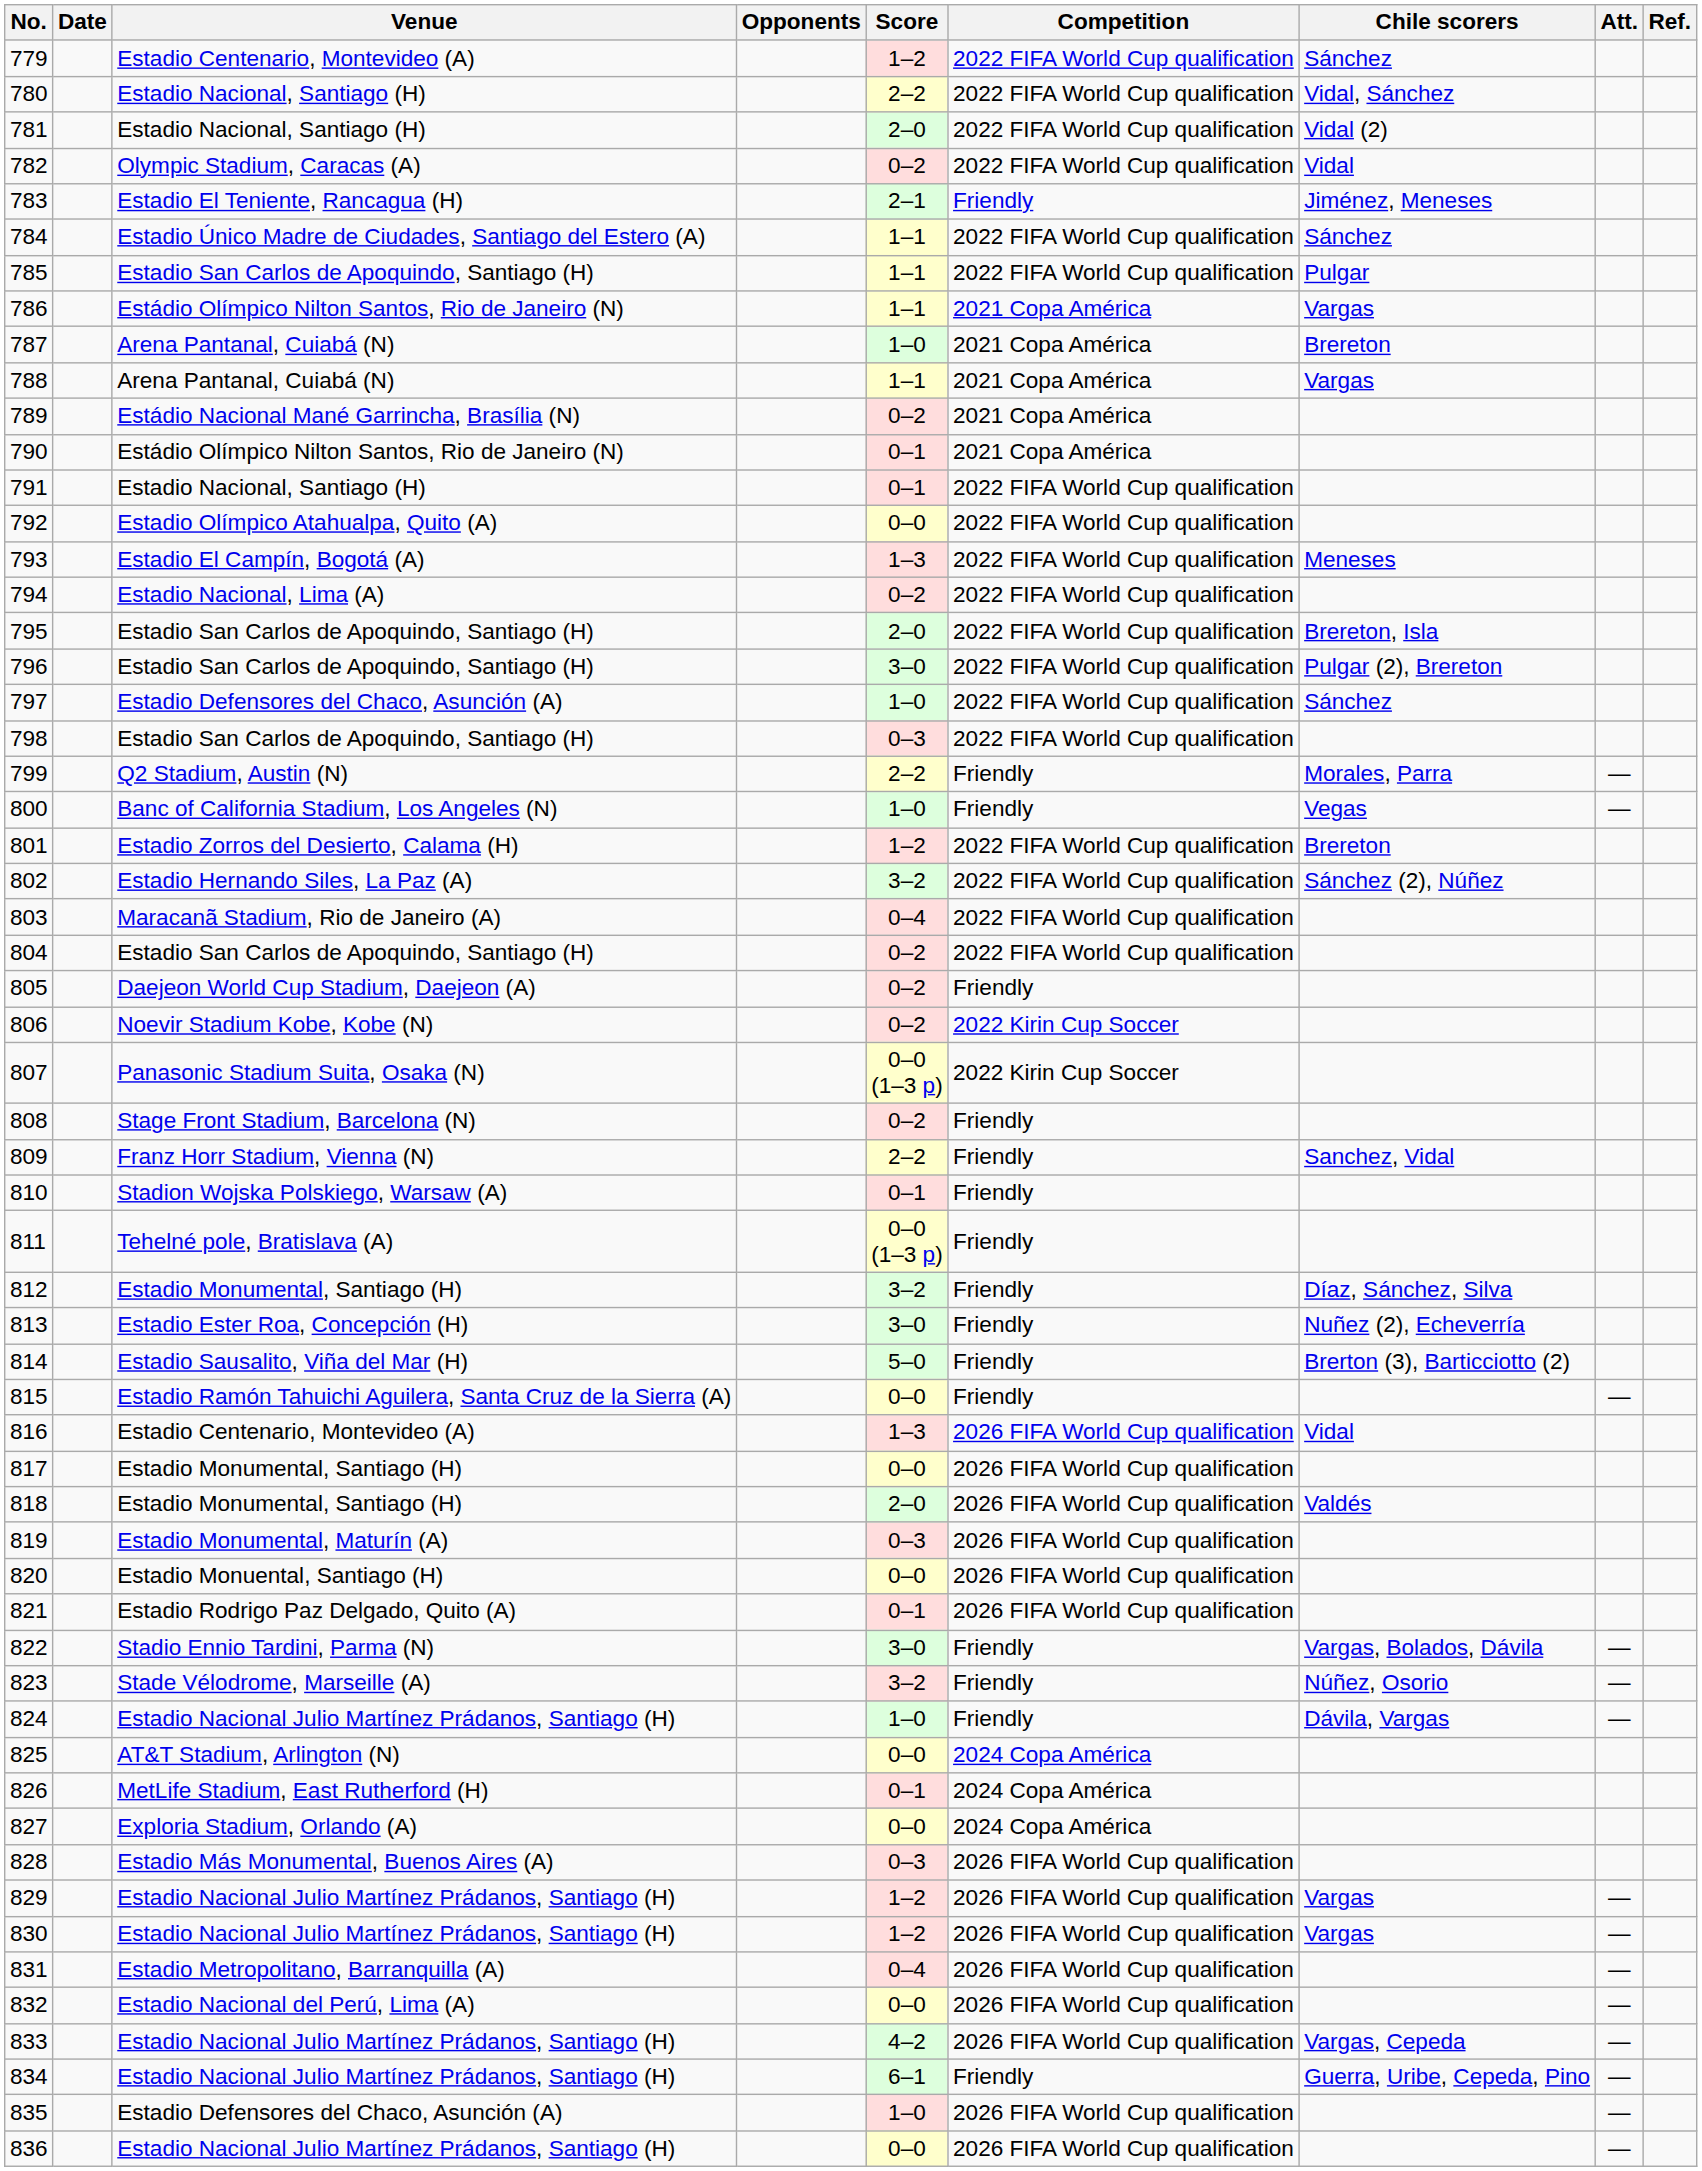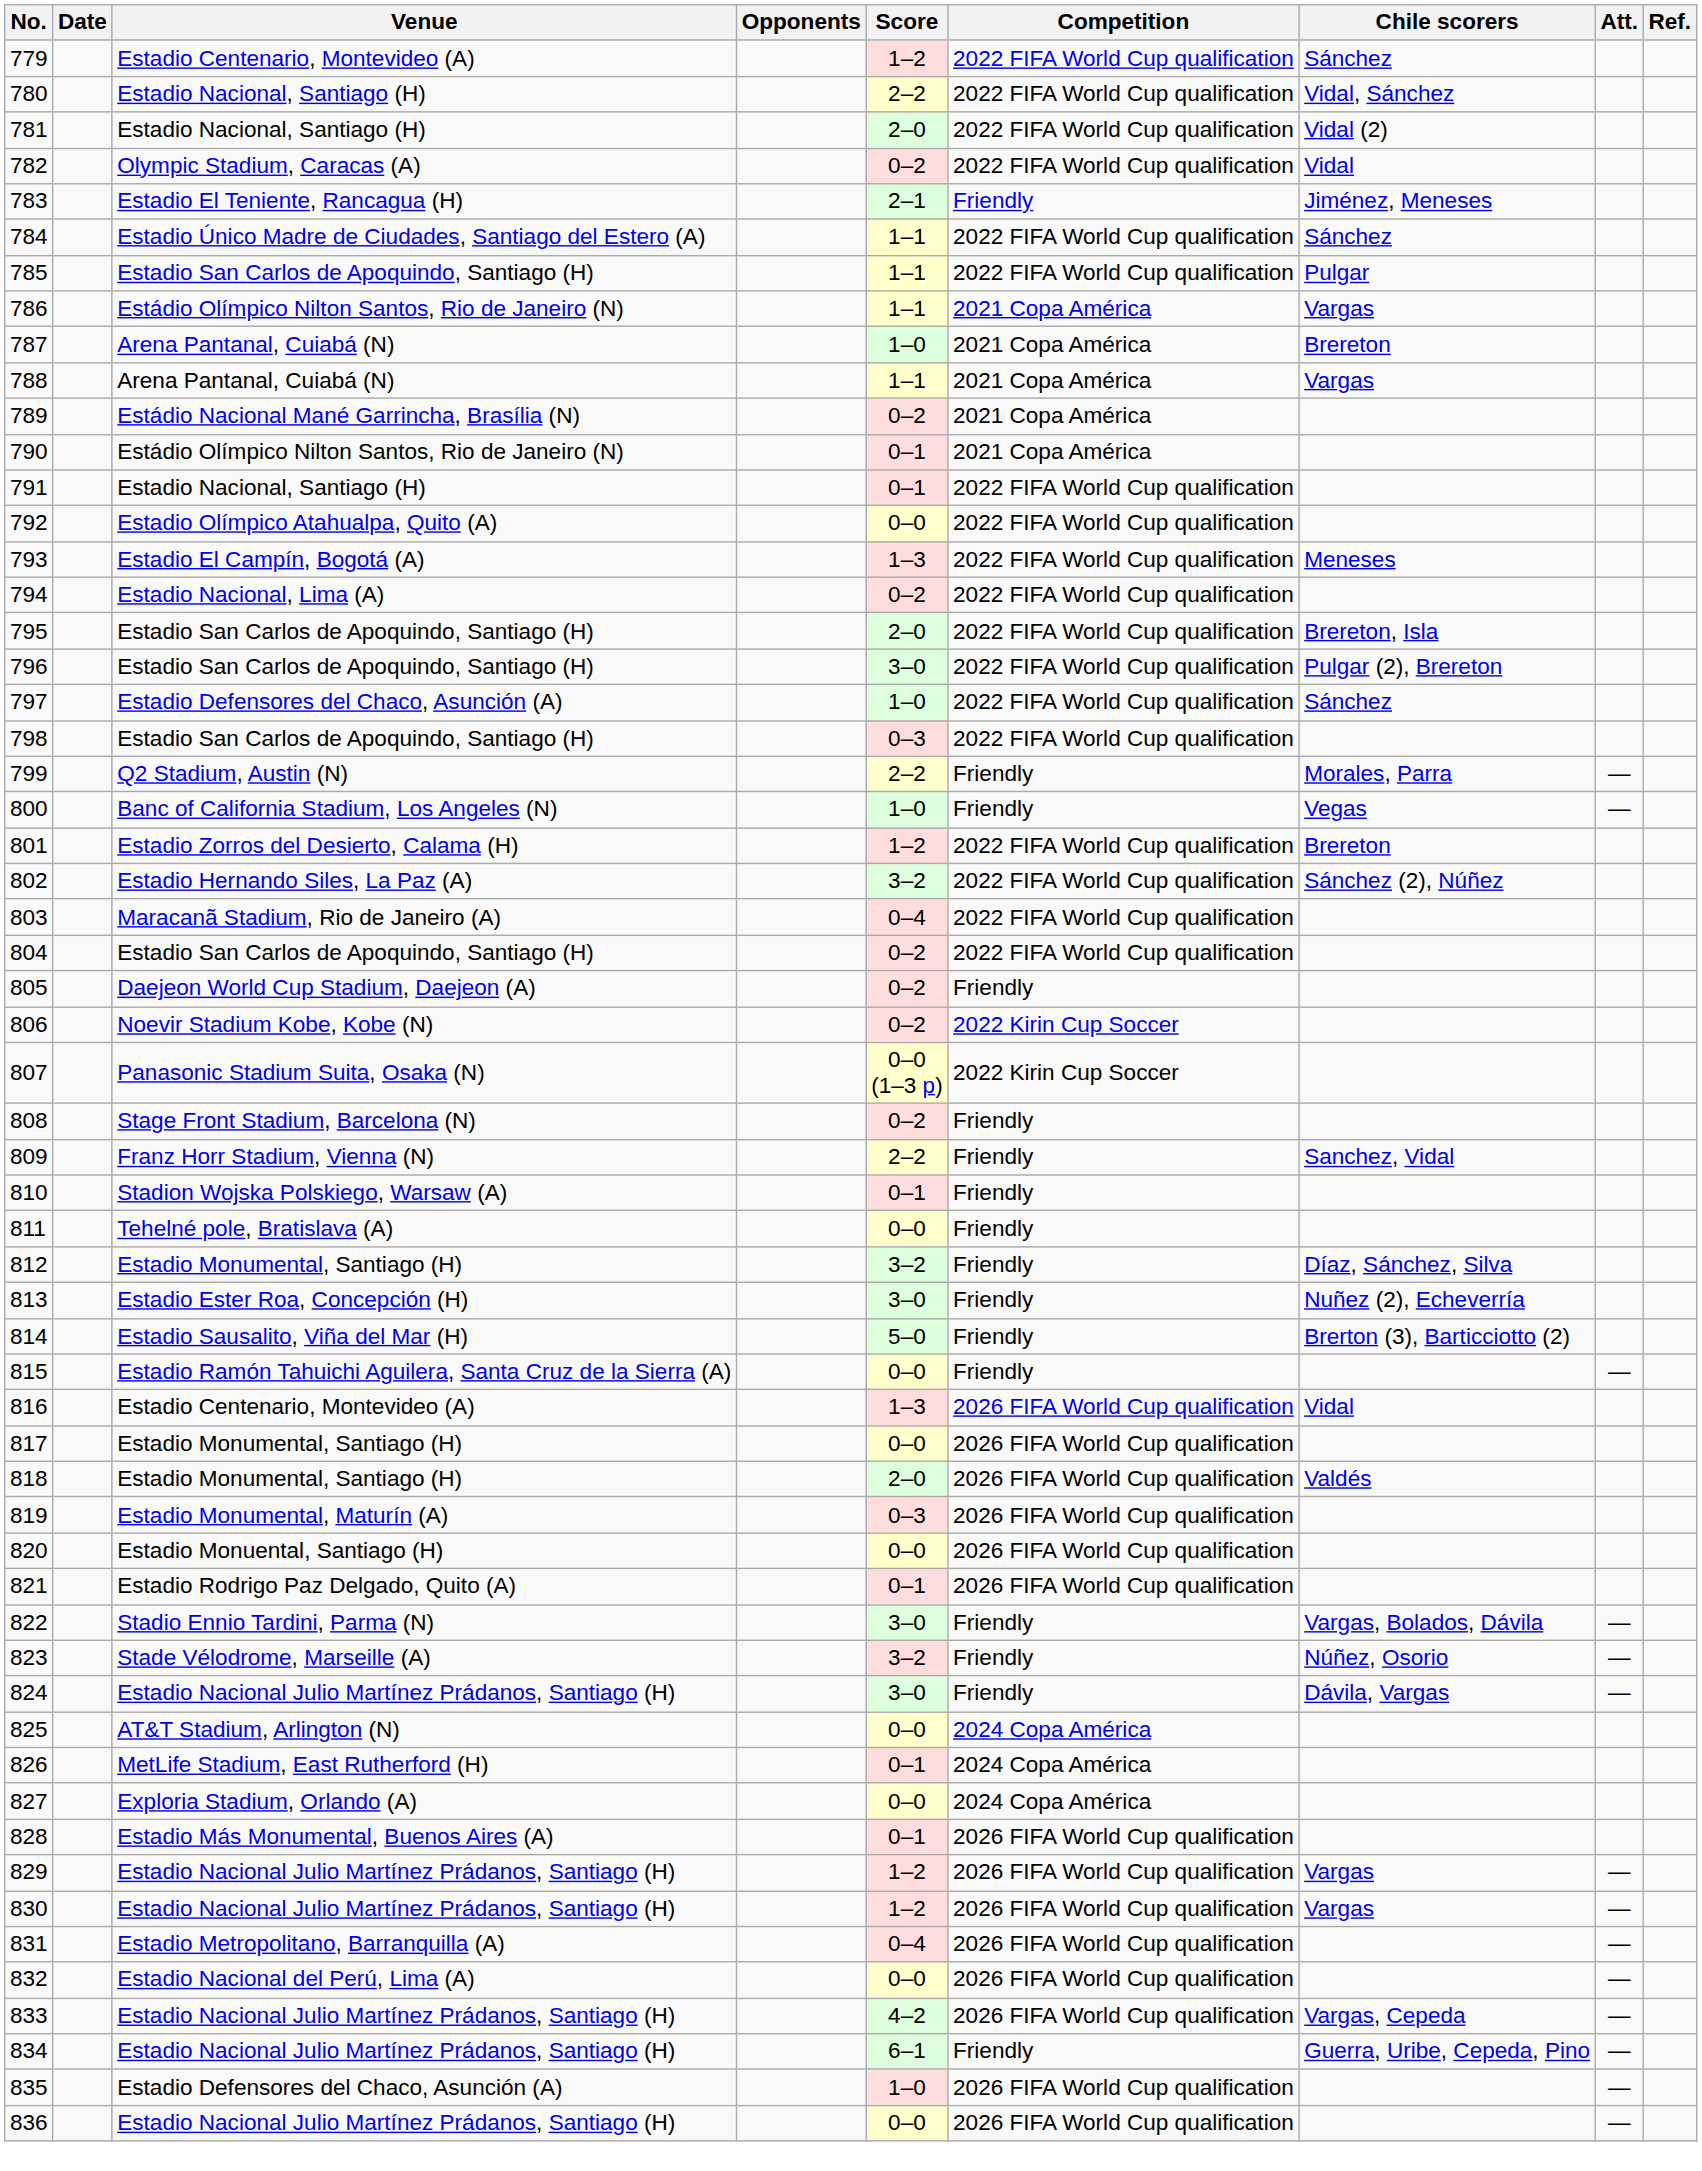(907, 1241) 0–0 (1–3 p) -> (907, 1228) 0–0
(907, 1718) 1–0 -> (907, 1693) 3–0
(907, 1862) 0–3 -> (907, 1836) 0–1
